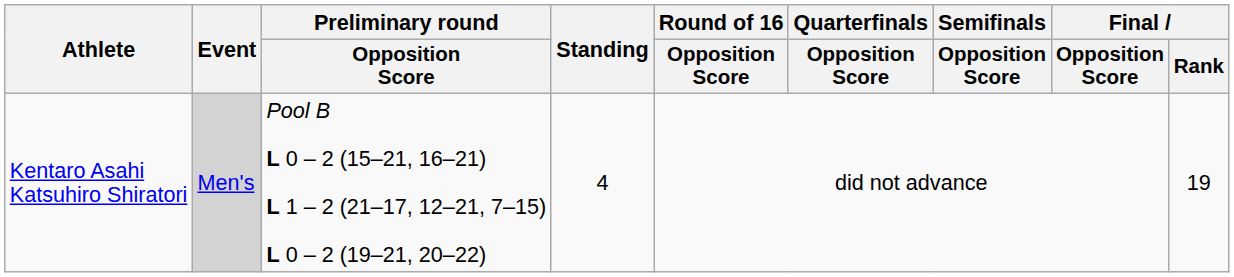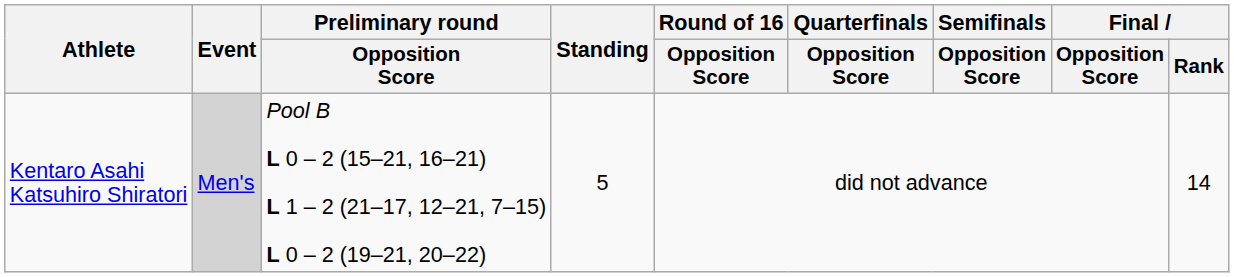(602, 183) 4 -> (602, 183) 5
(1199, 183) 19 -> (1199, 183) 14
